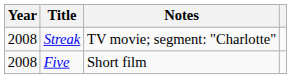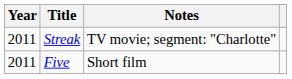(22, 39) 2008 -> (22, 39) 2011
(22, 62) 2008 -> (22, 62) 2011
